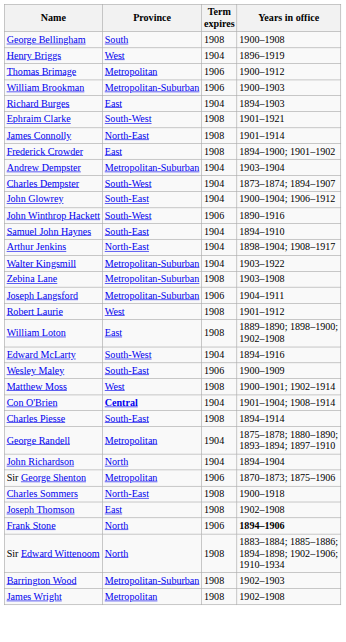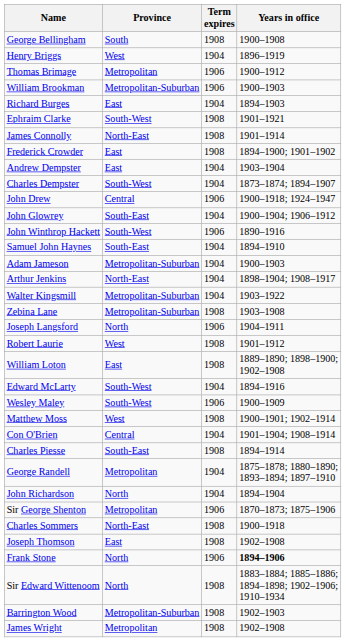(152, 167) Metropolitan-Suburban -> (113, 167) East
+ row: (29, 199)
+ row: (38, 263)
(152, 295) Metropolitan-Suburban -> (117, 327) North
(127, 370) South-East -> (128, 402) South-West
(121, 402) bold -> (120, 434) normal
